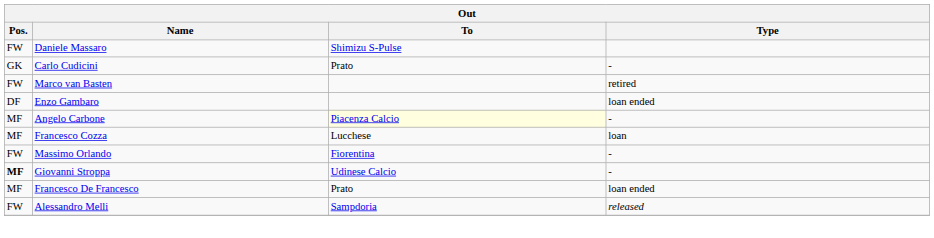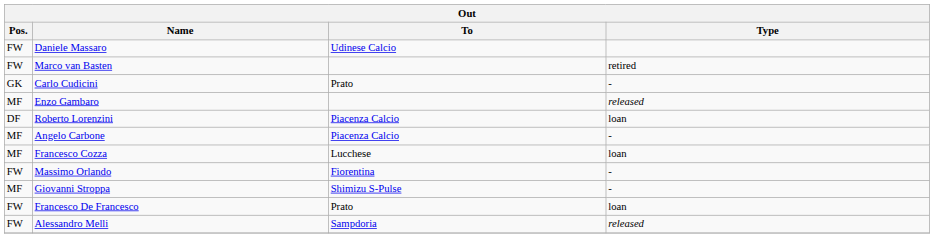(366, 48) Shimizu S-Pulse -> (363, 48) Udinese Calcio
rows swapped: (73, 83) <-> (66, 66)
(14, 101) DF -> (15, 101) MF
(631, 101) loan ended -> (626, 101) released
+ row: (74, 119)
(365, 119) lightyellow background -> (365, 136) no background
(15, 171) bold -> (15, 189) normal
(363, 171) Udinese Calcio -> (366, 189) Shimizu S-Pulse
(15, 189) MF -> (15, 207) FW
(631, 189) loan ended -> (617, 207) loan
